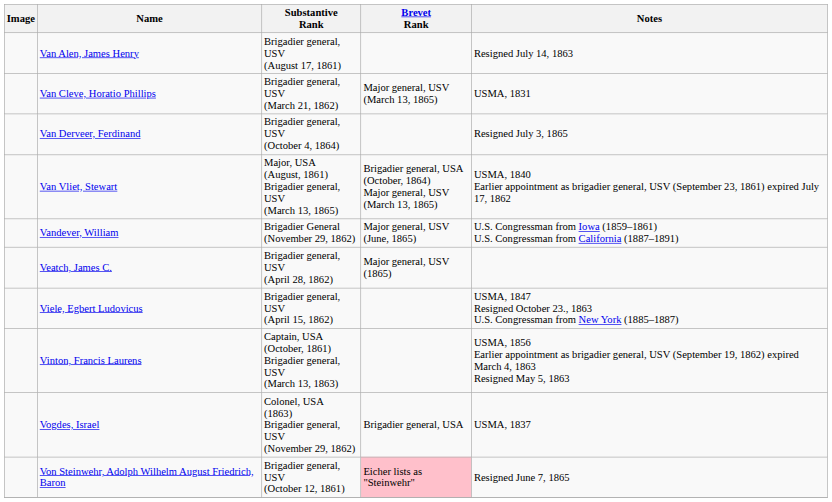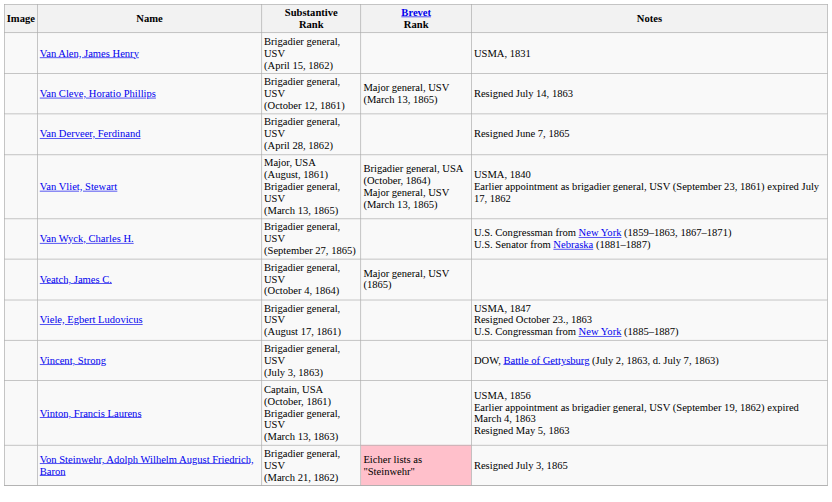(303, 53) Brigadier general, USV (August 17, 1861) -> (302, 53) Brigadier general, USV (April 15, 1862)
(523, 53) Resigned July 14, 1863 -> (502, 53) USMA, 1831
(302, 93) Brigadier general, USV (March 21, 1862) -> (304, 93) Brigadier general, USV (October 12, 1861)
(502, 93) USMA, 1831 -> (523, 93) Resigned July 14, 1863
(302, 134) Brigadier general, USV (October 4, 1864) -> (302, 134) Brigadier general, USV (April 28, 1862)
(521, 134) Resigned July 3, 1865 -> (522, 134) Resigned June 7, 1865
+ row: (87, 239)
- row: (79, 233)
(302, 267) Brigadier general, USV (April 28, 1862) -> (302, 279) Brigadier general, USV (October 4, 1864)
(302, 308) Brigadier general, USV (April 15, 1862) -> (303, 320) Brigadier general, USV (August 17, 1861)
+ row: (73, 360)
- row: (70, 424)
(304, 477) Brigadier general, USV (October 12, 1861) -> (302, 465) Brigadier general, USV (March 21, 1862)
(522, 477) Resigned June 7, 1865 -> (521, 465) Resigned July 3, 1865
